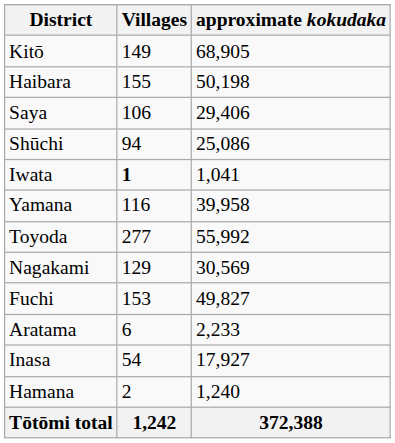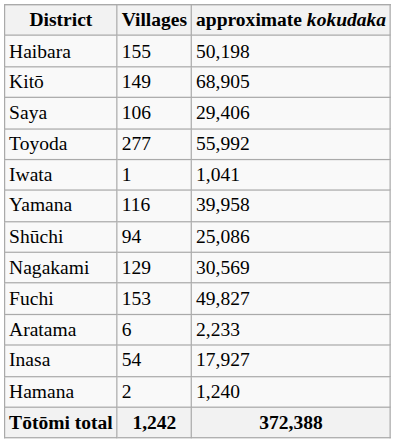rows swapped: (40, 81) <-> (26, 50)
rows swapped: (36, 143) <-> (38, 236)
(127, 174) bold -> (127, 174) normal
